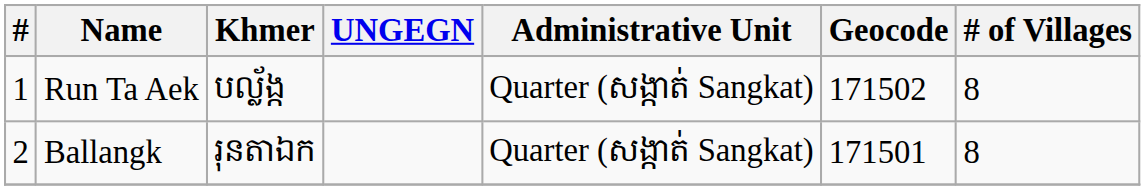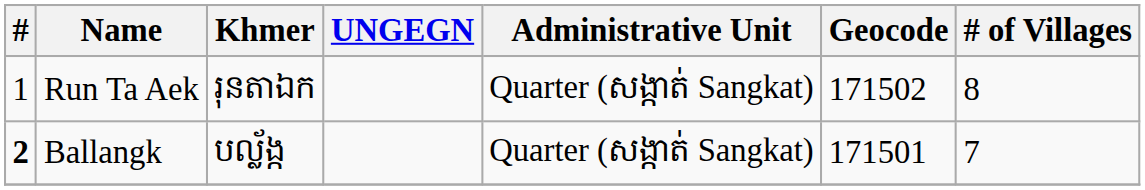(250, 86) បល្ល័ង្ក -> (265, 86) រុនតាឯក
(21, 152) normal -> (21, 152) bold
(265, 150) រុនតាឯក -> (250, 150) បល្ល័ង្ក
(972, 152) 8 -> (972, 152) 7
